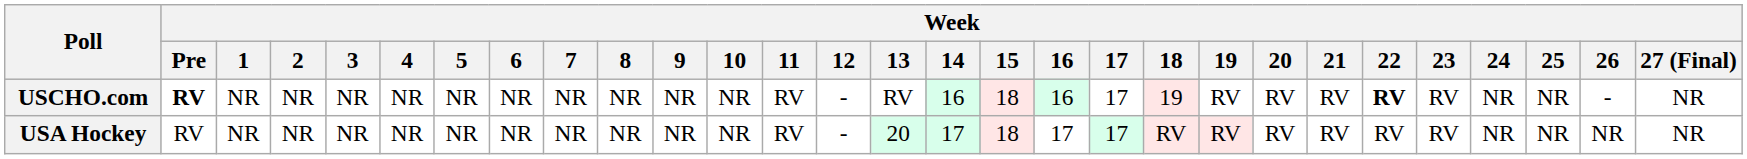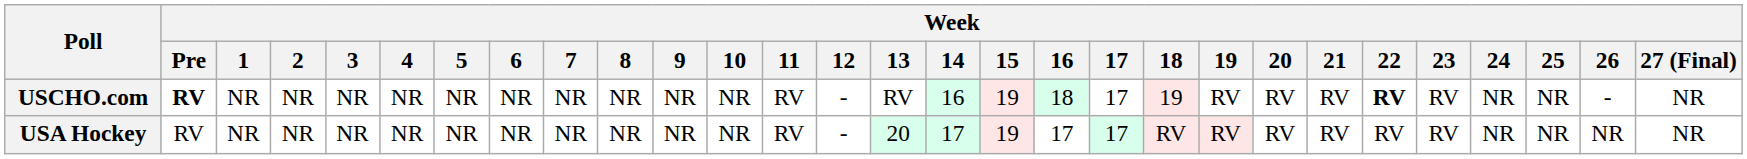(1007, 97) 18 -> (1007, 97) 19
(1062, 97) 16 -> (1062, 97) 18
(1007, 134) 18 -> (1007, 134) 19
